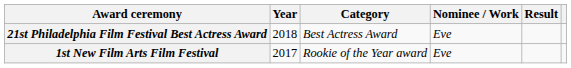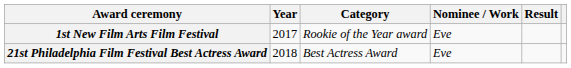rows swapped: (137, 53) <-> (137, 33)
